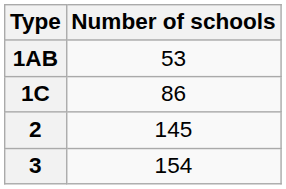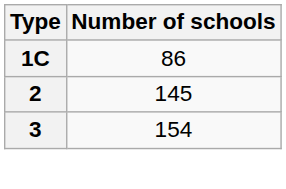- row: (35, 58)
